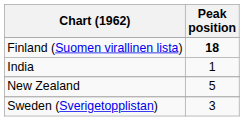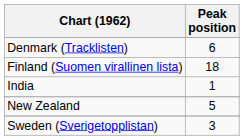+ row: (68, 47)
(212, 47) bold -> (212, 67) normal
